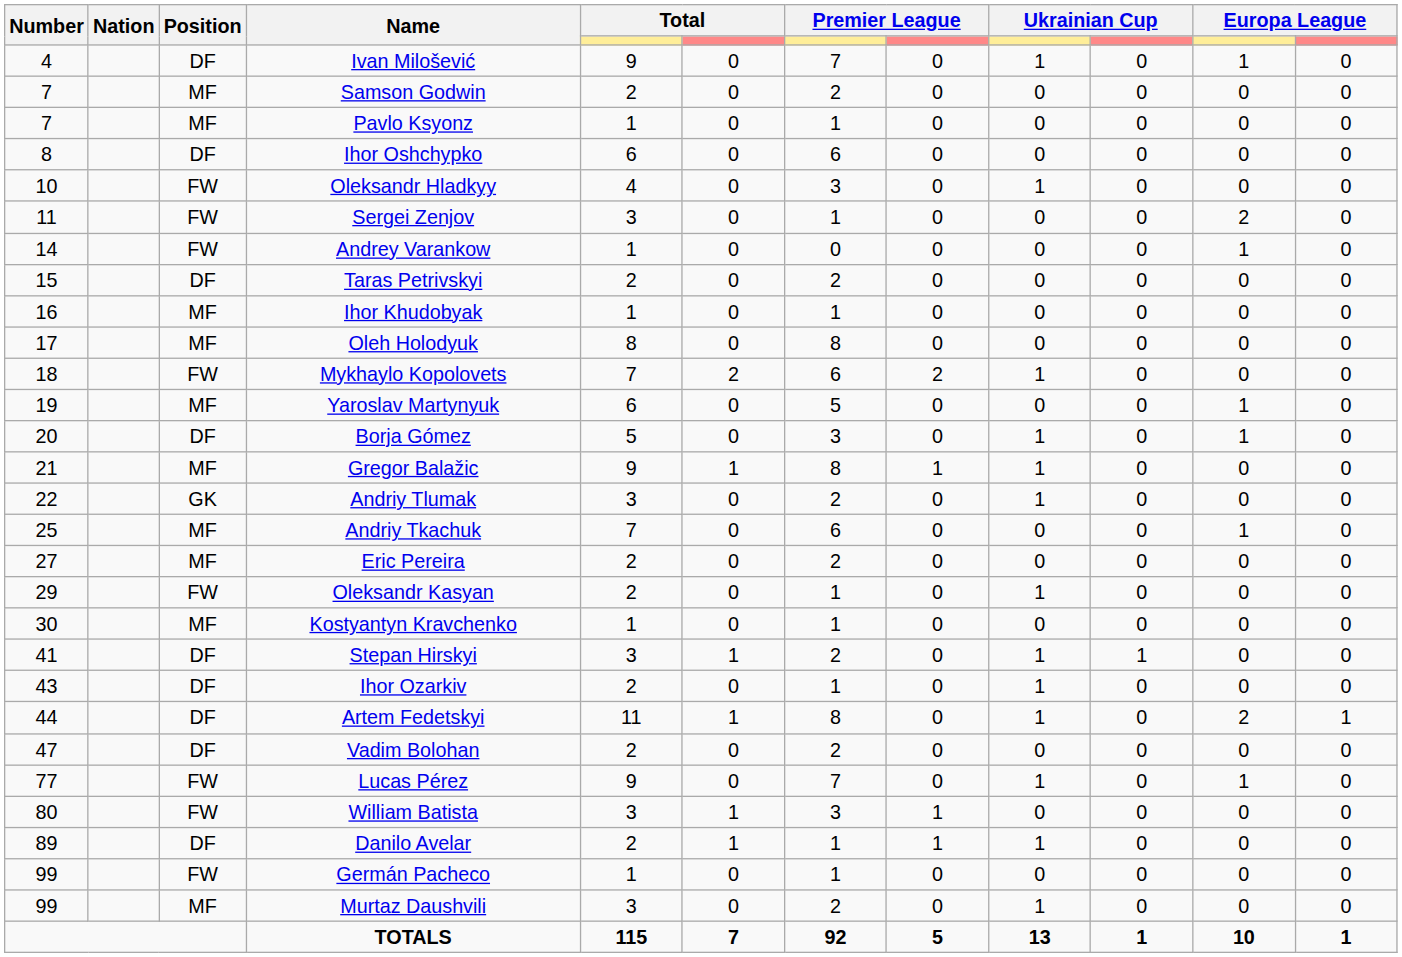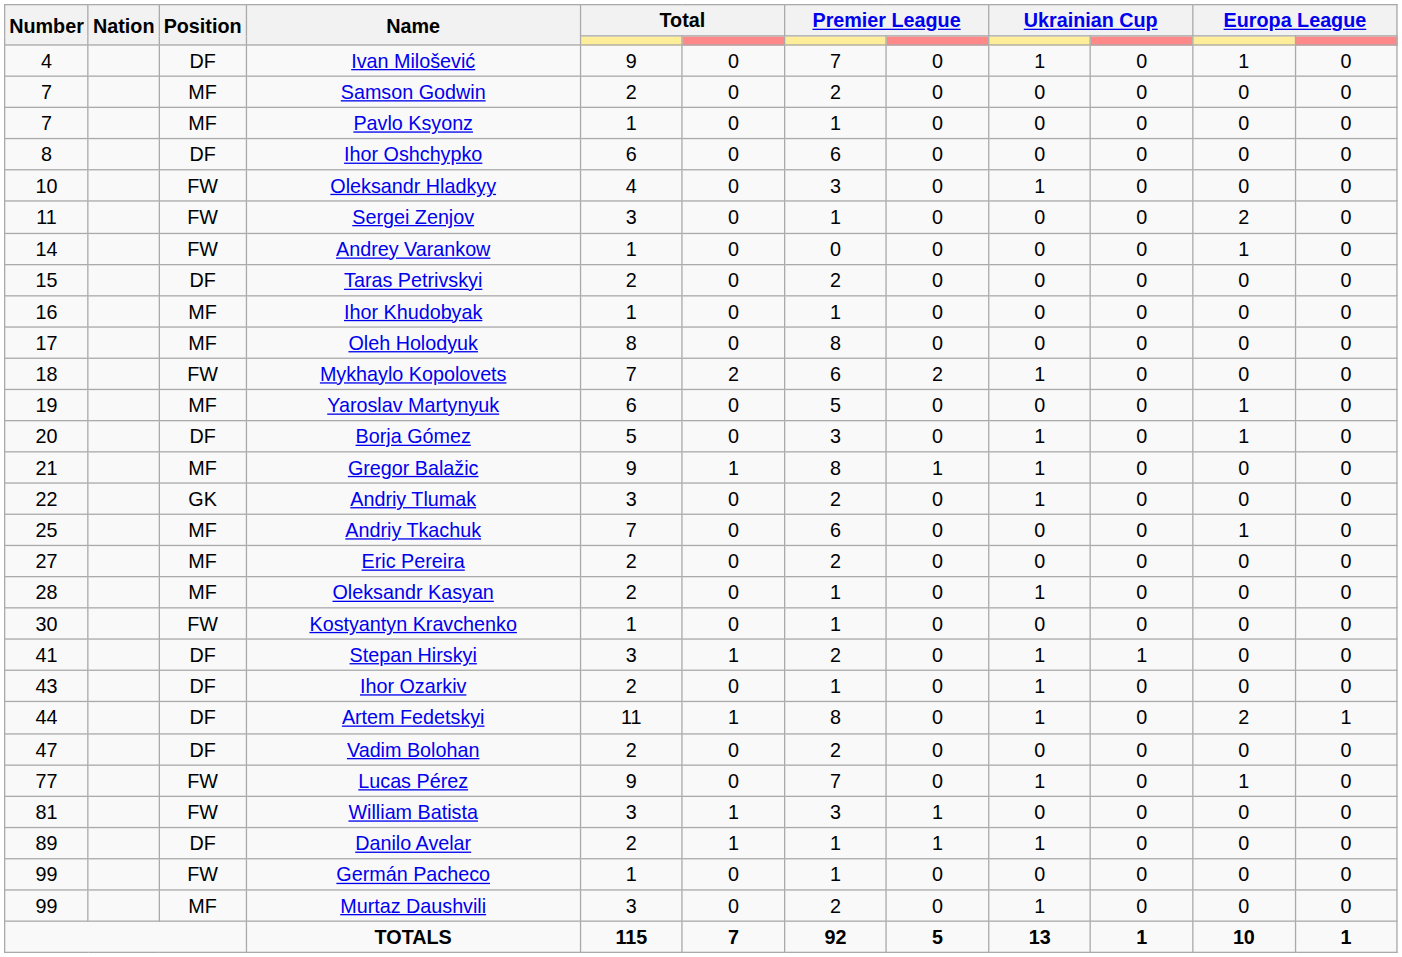(47, 593) 29 -> (47, 593) 28
(203, 593) FW -> (203, 593) MF
(203, 624) MF -> (203, 624) FW
(47, 812) 80 -> (47, 812) 81
